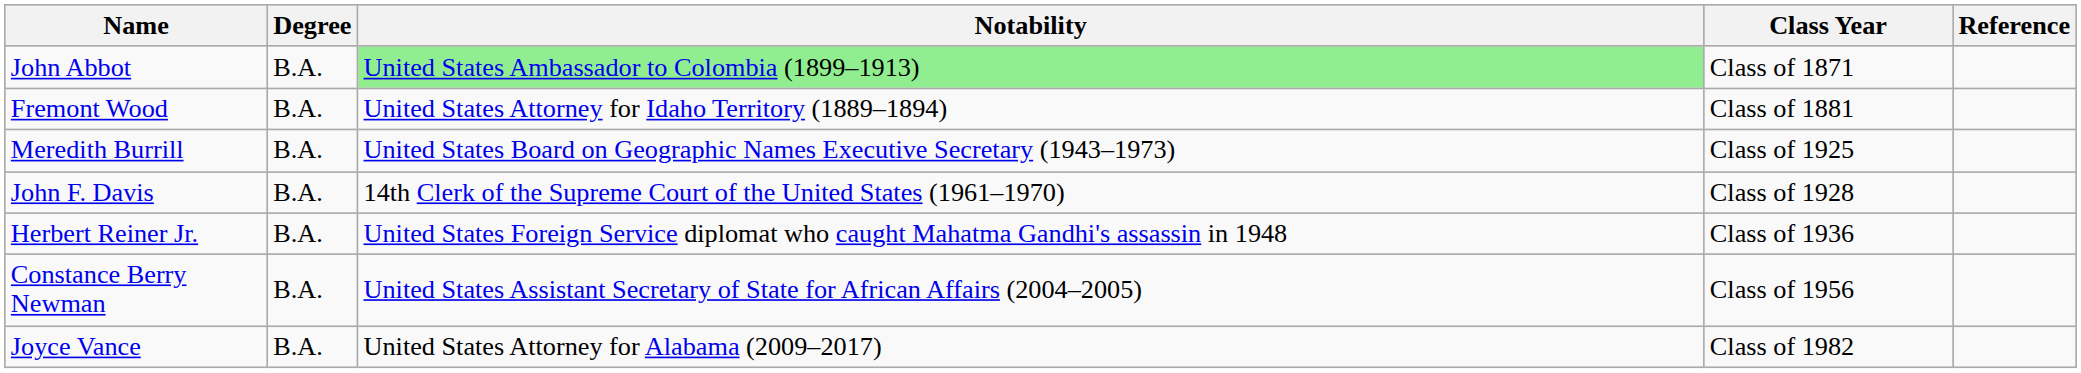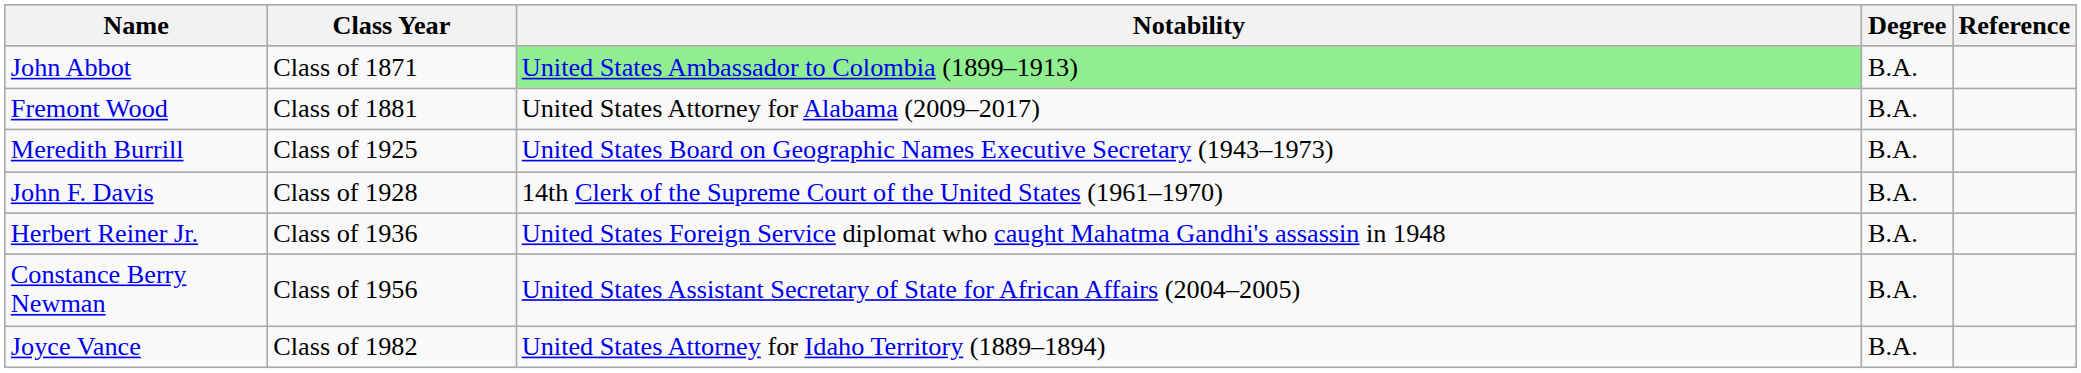columns swapped: (1828, 25) <-> (312, 25)
(655, 108) United States Attorney for Idaho Territory (1889–1894) -> (781, 108) United States Attorney for Alabama (2009–2017)
(623, 346) United States Attorney for Alabama (2009–2017) -> (814, 346) United States Attorney for Idaho Territory (1889–1894)
